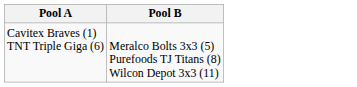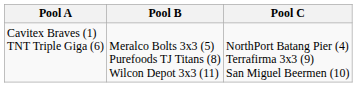+ column: (288, 13)
